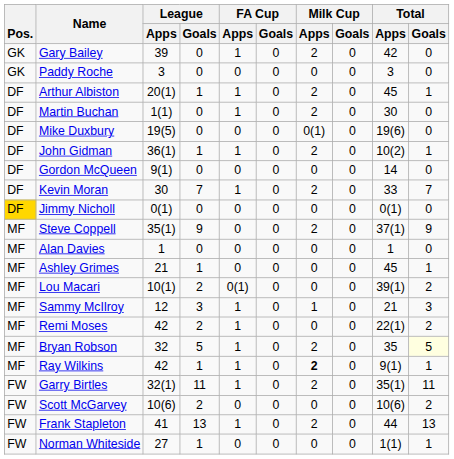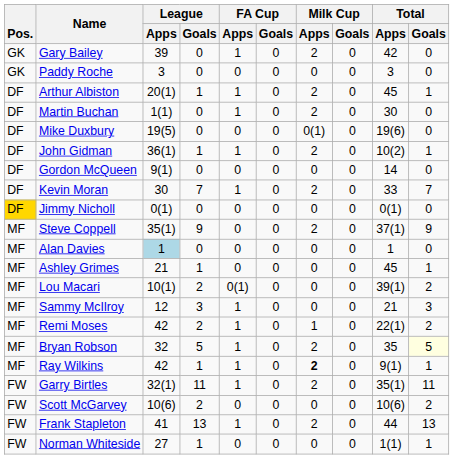(161, 248) no background -> (161, 248) lightblue background
(314, 307) 1 -> (314, 307) 0
(314, 326) 0 -> (314, 326) 1
